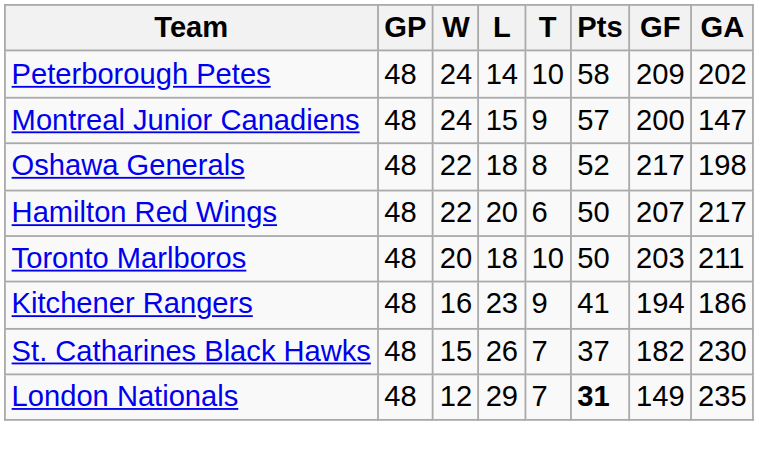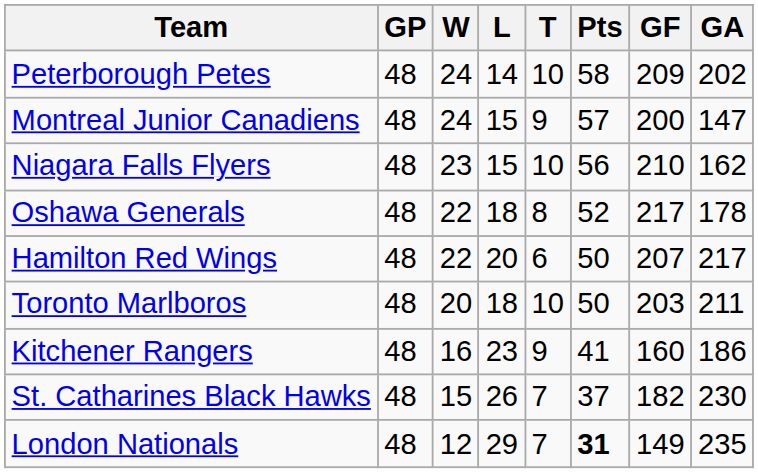+ row: (141, 166)
(722, 166) 198 -> (722, 212) 178
(660, 304) 194 -> (660, 350) 160
